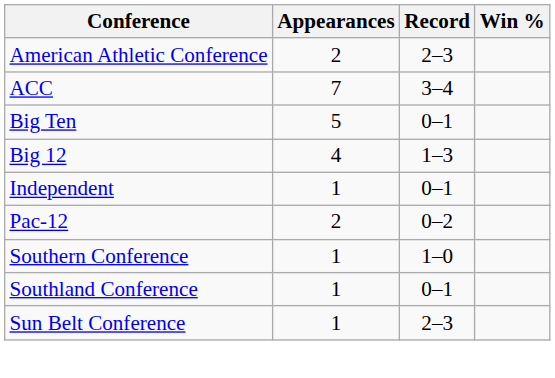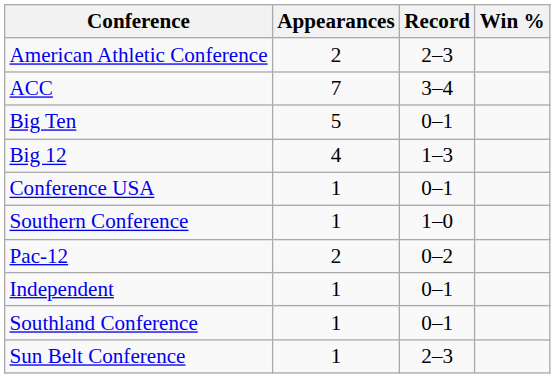+ row: (82, 188)
rows swapped: (62, 188) <-> (99, 255)
